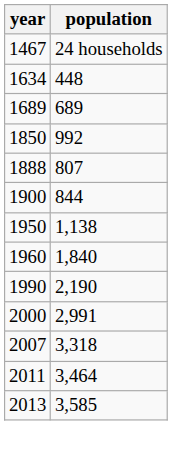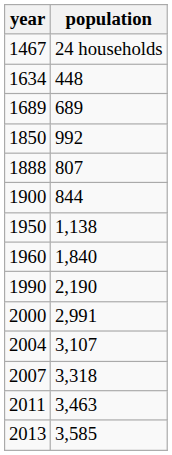+ row: (28, 345)
(76, 375) 3,464 -> (76, 405) 3,463
